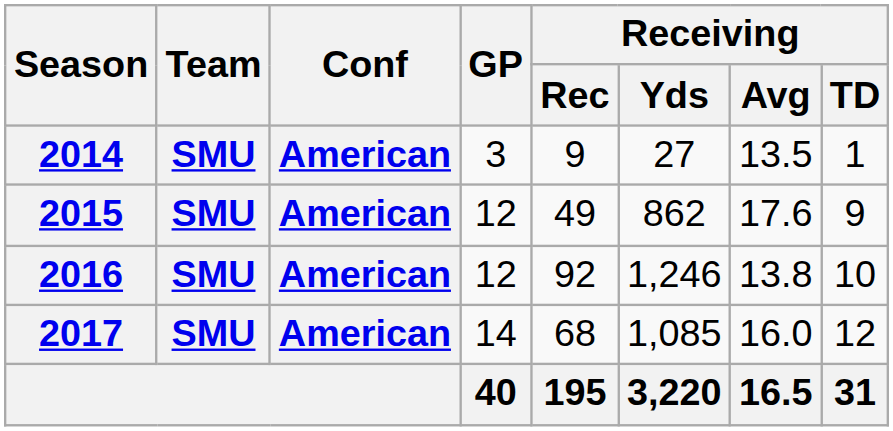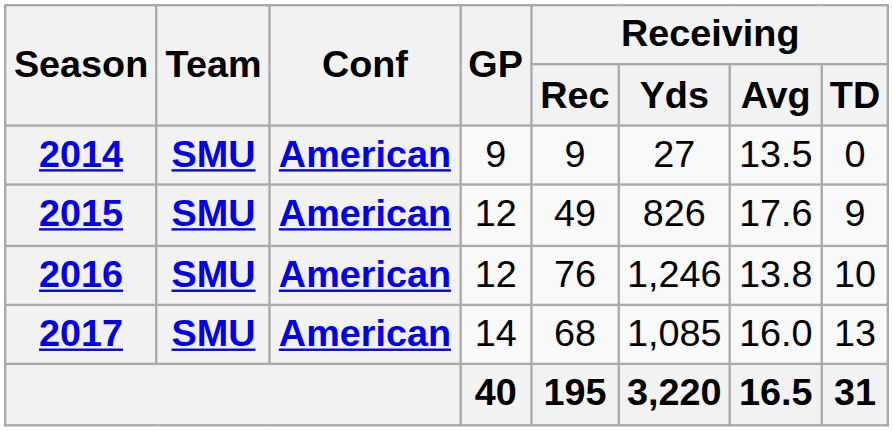(496, 154) 3 -> (496, 154) 9
(855, 154) 1 -> (855, 154) 0
(674, 214) 862 -> (674, 214) 826
(575, 273) 92 -> (575, 273) 76
(855, 333) 12 -> (855, 333) 13
